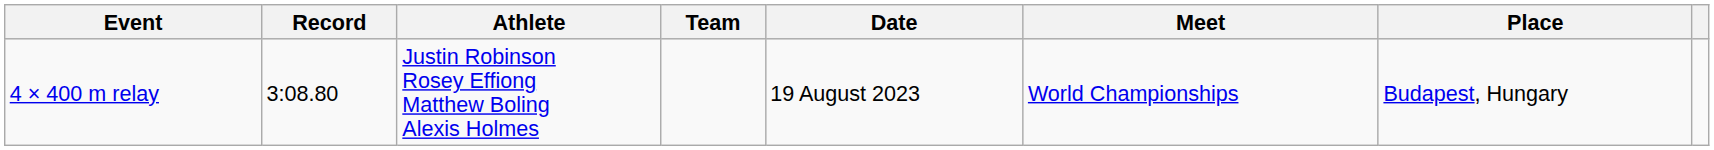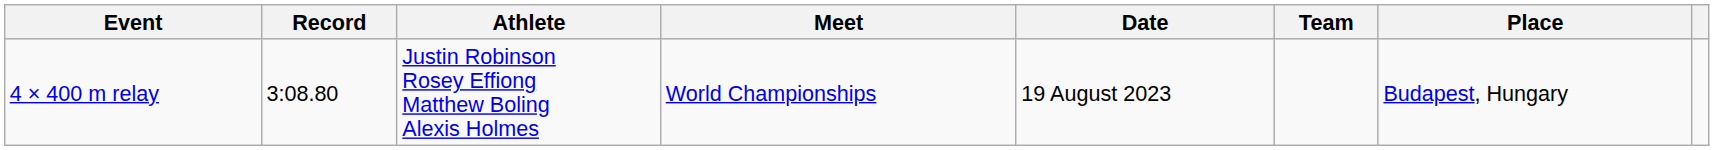columns swapped: (713, 22) <-> (1201, 22)
